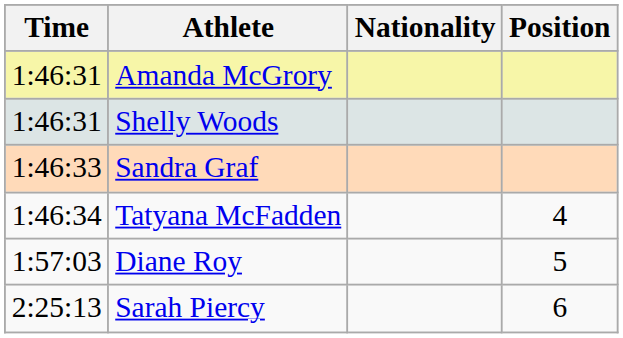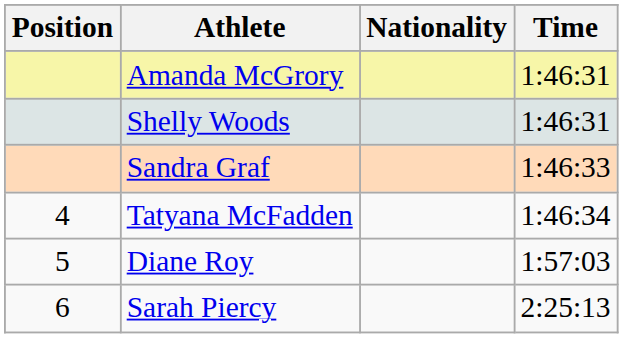columns swapped: (560, 27) <-> (57, 27)
